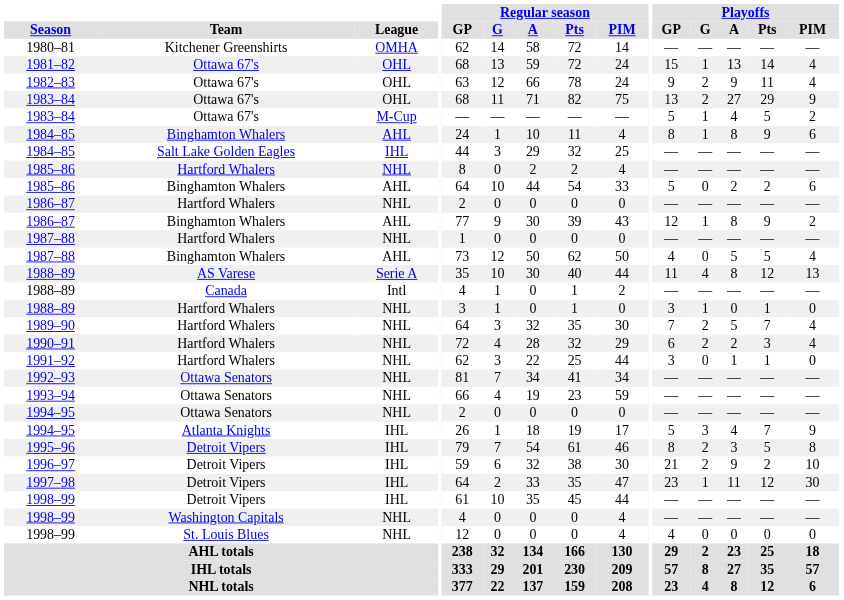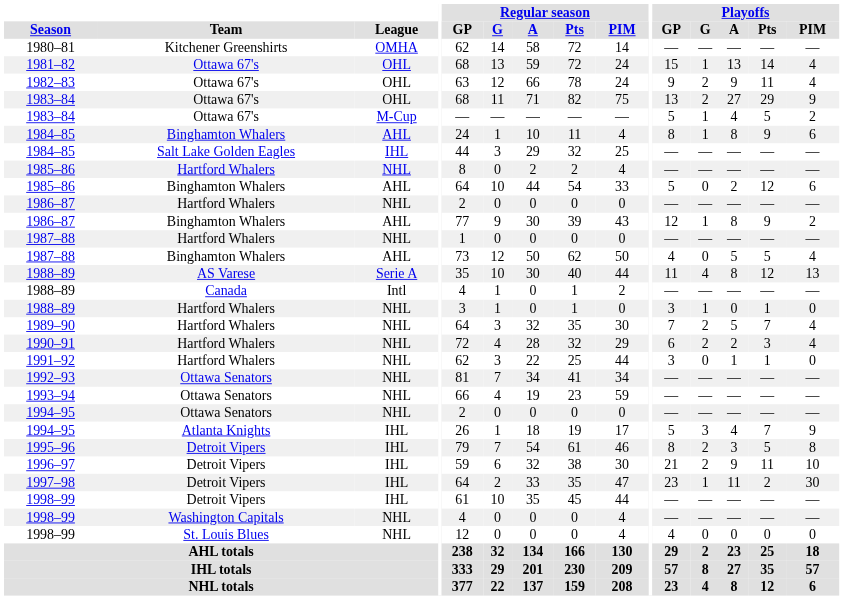(767, 186) 2 -> (767, 186) 12
(767, 465) 2 -> (767, 465) 11
(767, 482) 12 -> (767, 482) 2
